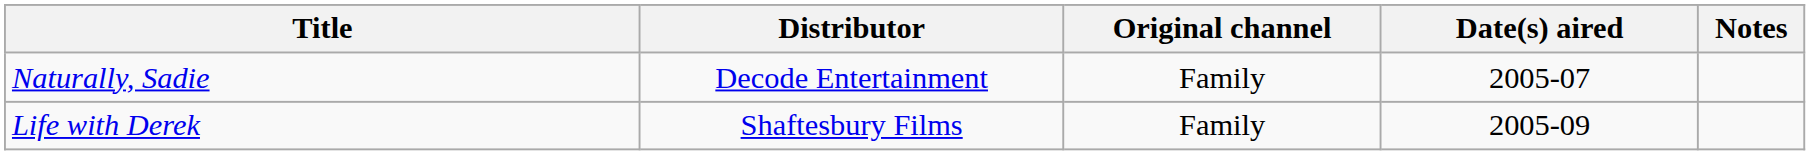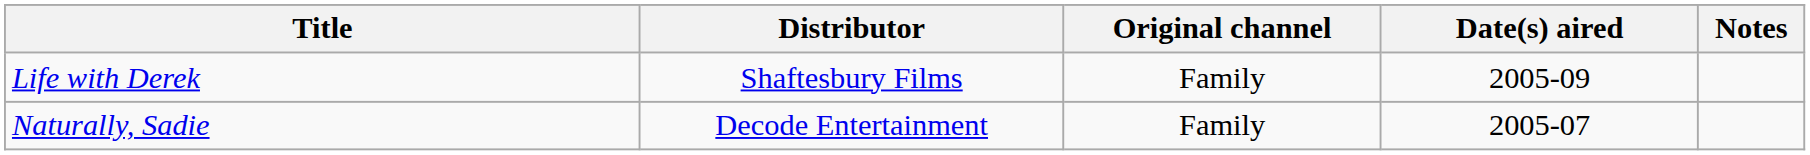rows swapped: (106, 125) <-> (111, 76)
